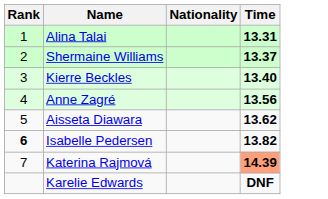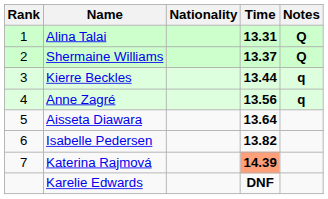+ column: (301, 15)
(260, 78) 13.40 -> (260, 78) 13.44
(260, 120) 13.62 -> (260, 120) 13.64
(24, 141) bold -> (24, 141) normal
